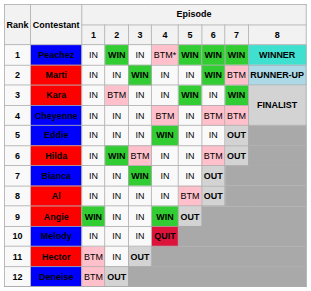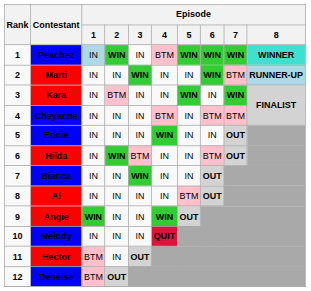(93, 55) no background -> (93, 55) lightblue background
(165, 55) BTM* -> (164, 55) BTM
